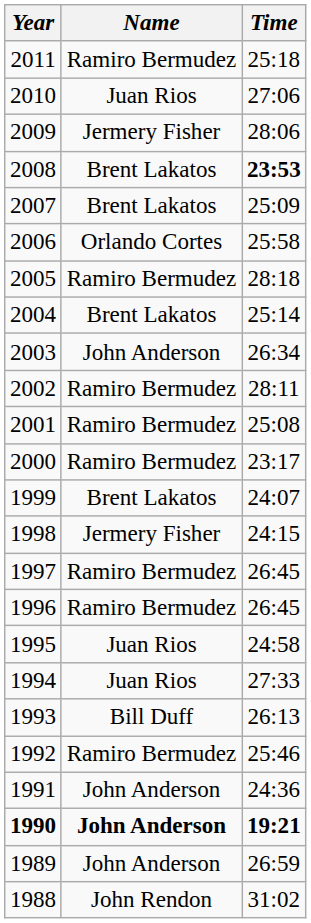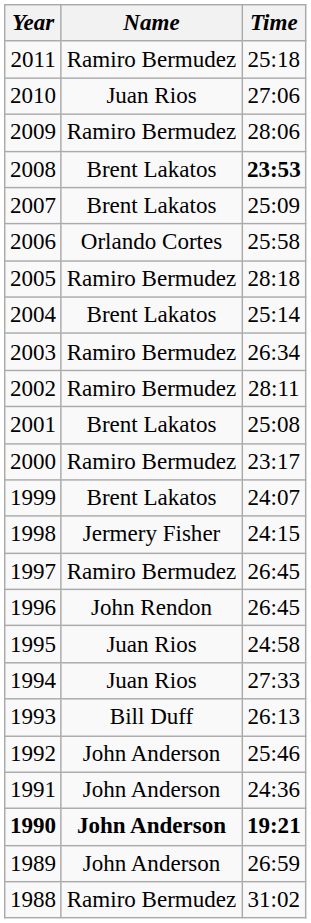(152, 132) Jermery Fisher -> (152, 132) Ramiro Bermudez
(152, 351) John Anderson -> (152, 351) Ramiro Bermudez
(152, 424) Ramiro Bermudez -> (151, 424) Brent Lakatos
(152, 607) Ramiro Bermudez -> (152, 607) John Rendon
(152, 753) Ramiro Bermudez -> (152, 753) John Anderson
(152, 899) John Rendon -> (152, 899) Ramiro Bermudez
